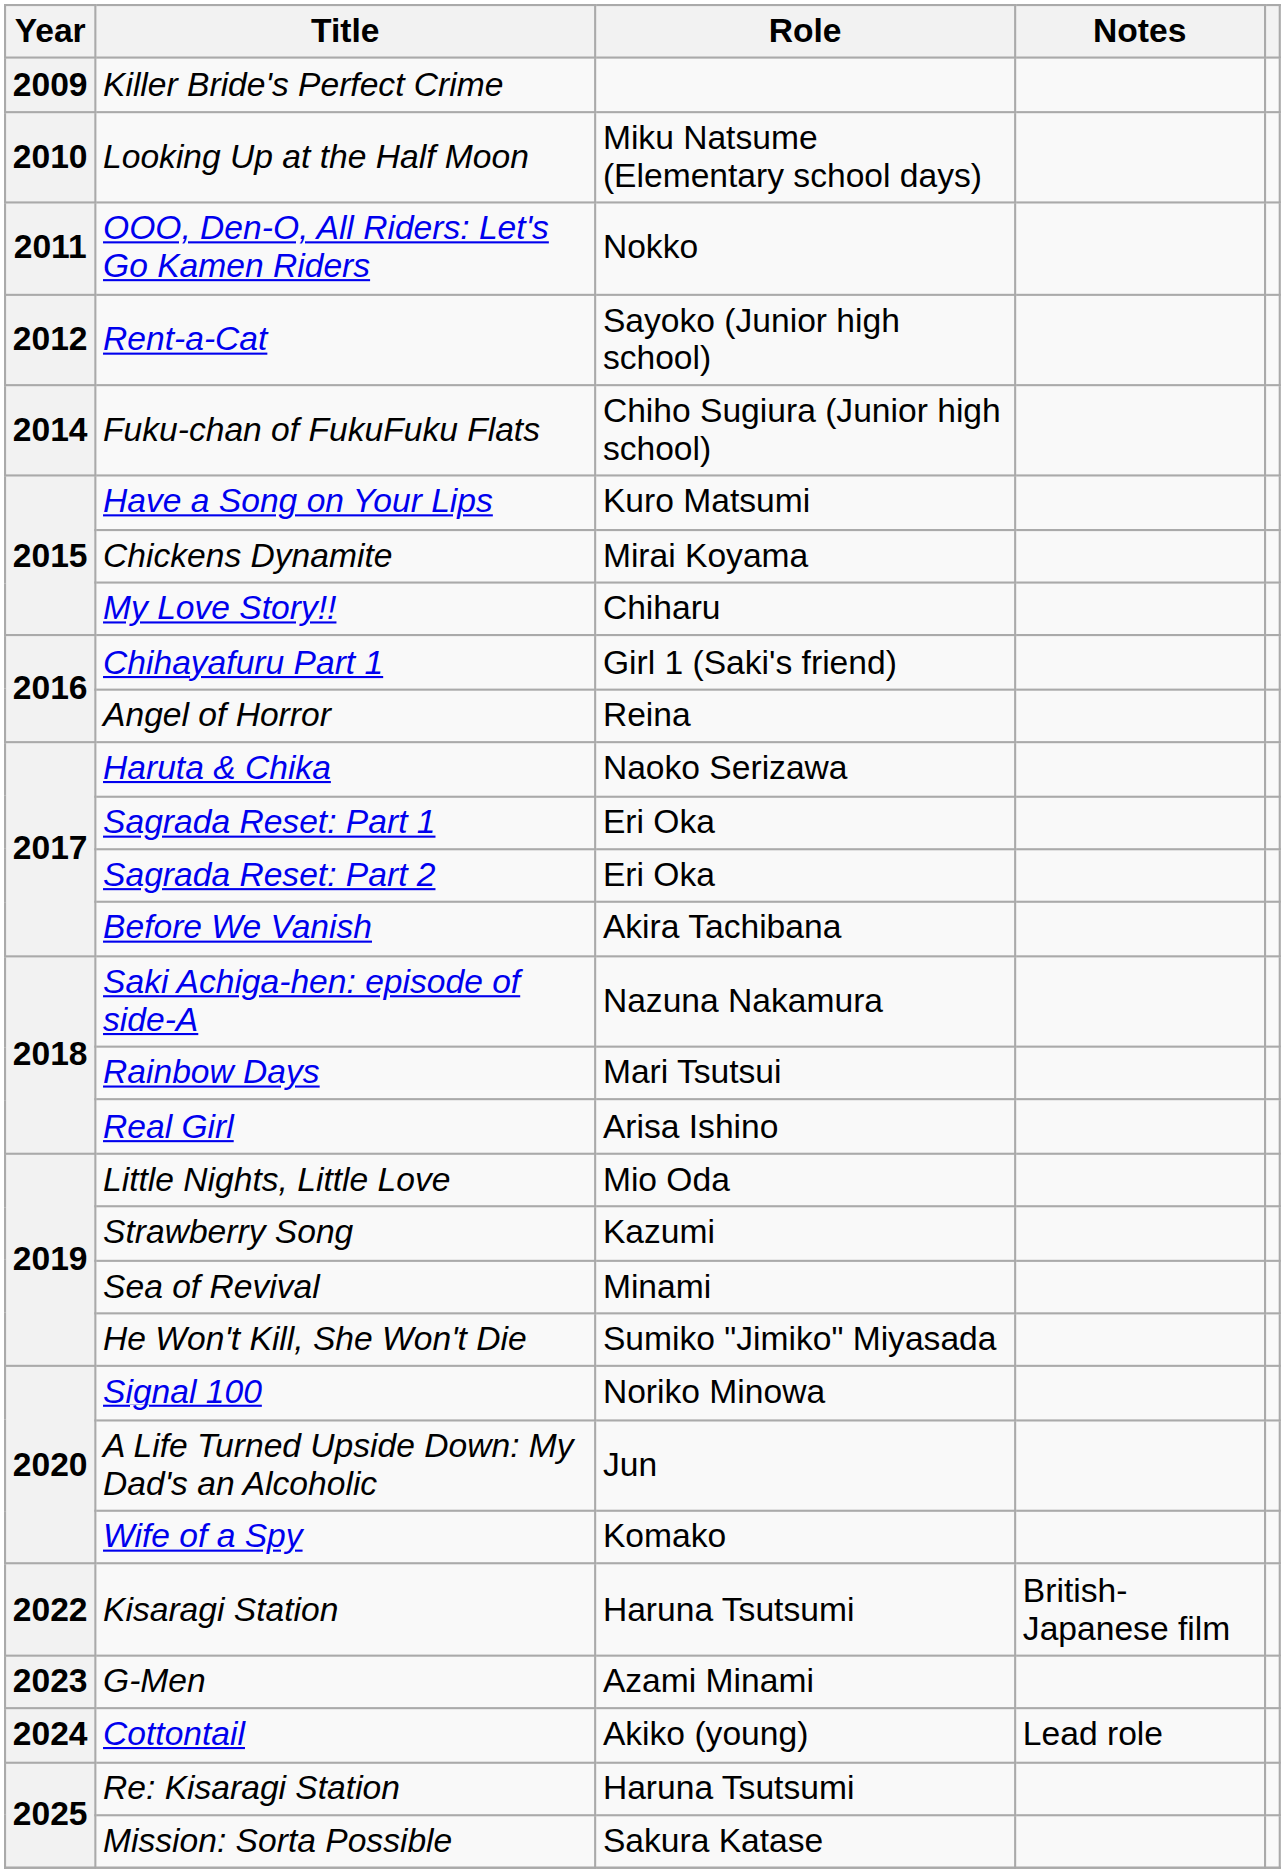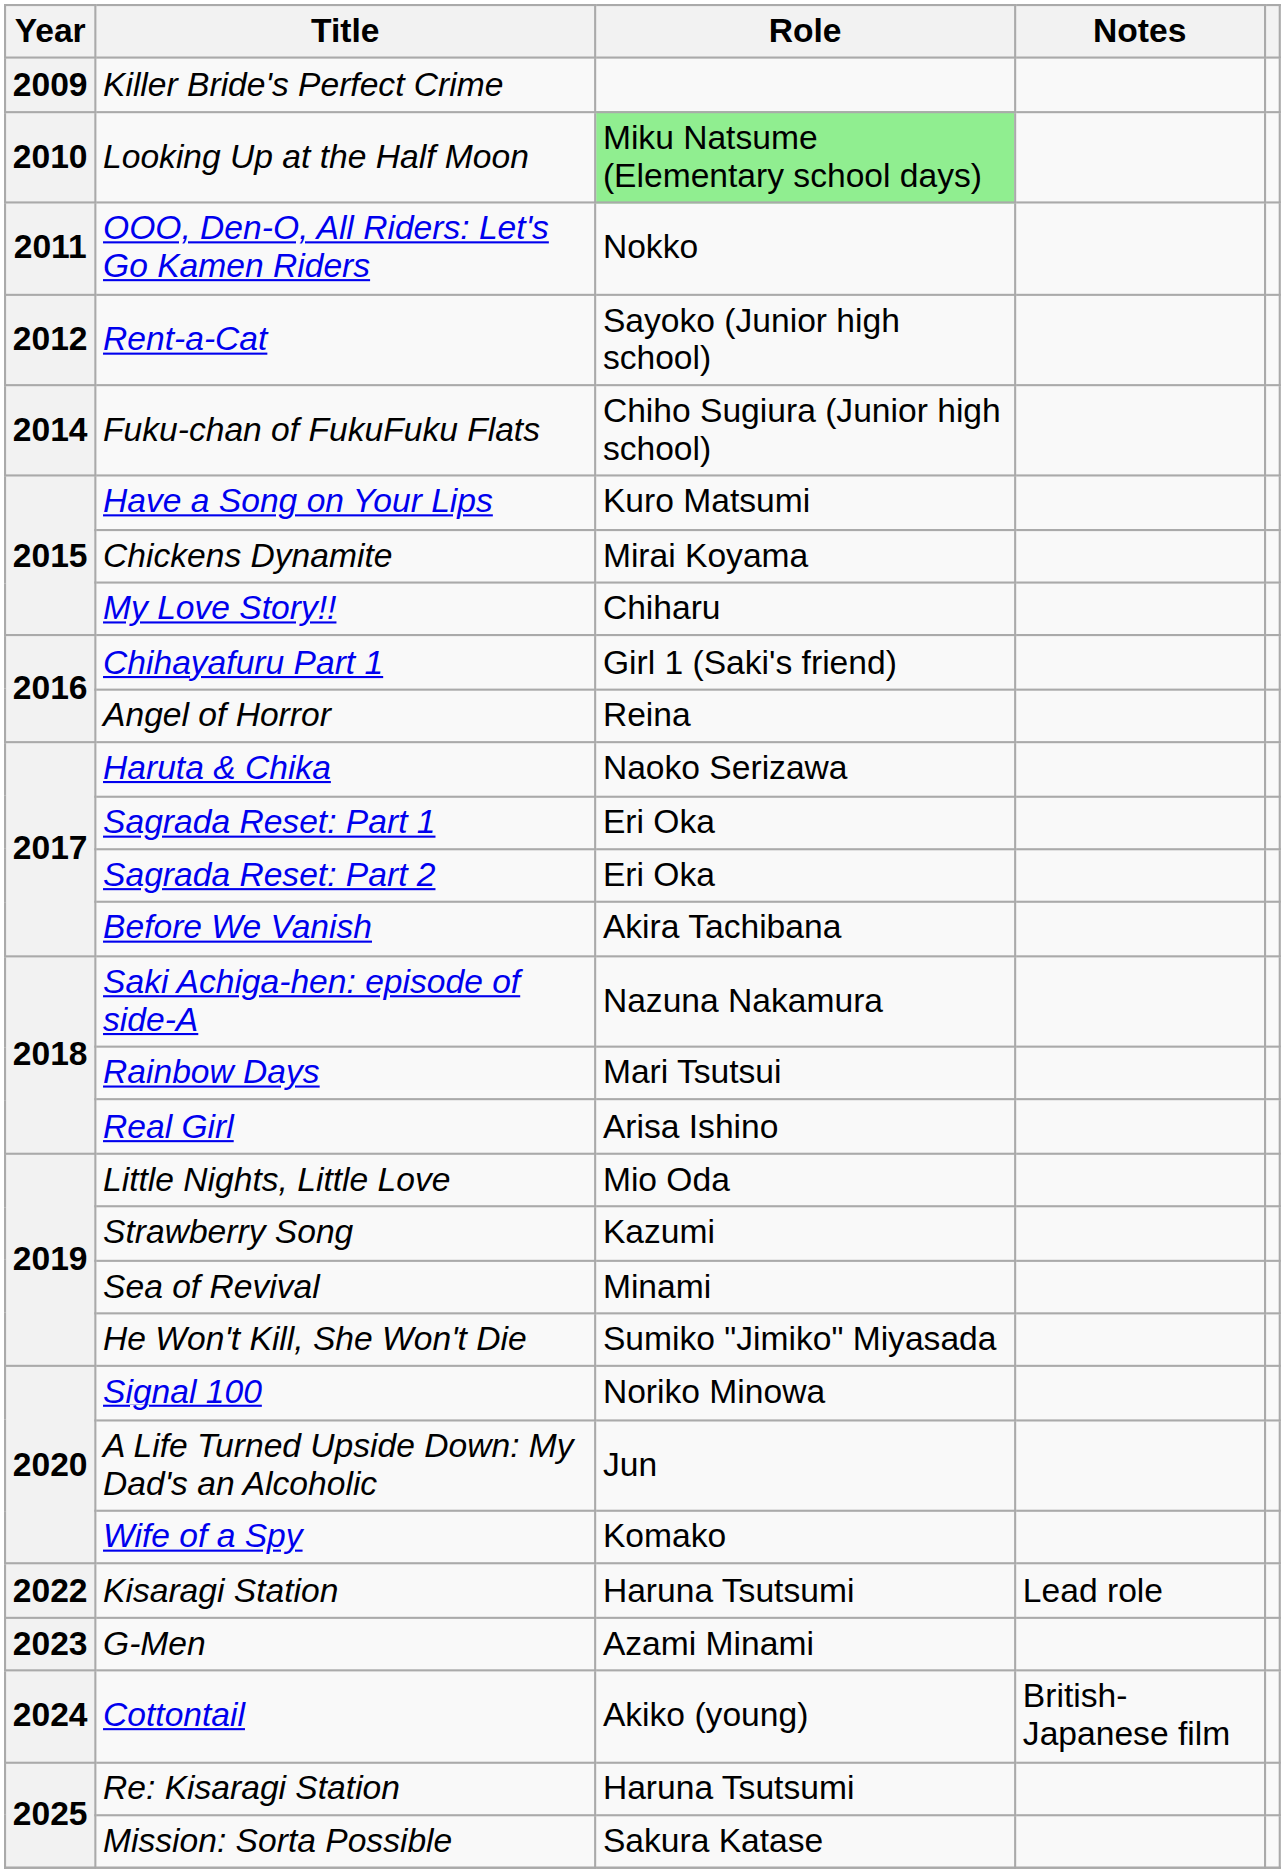(792, 156) no background -> (792, 156) lightgreen background
(1127, 1609) British-Japanese film -> (1093, 1590) Lead role
(1093, 1734) Lead role -> (1127, 1715) British-Japanese film
